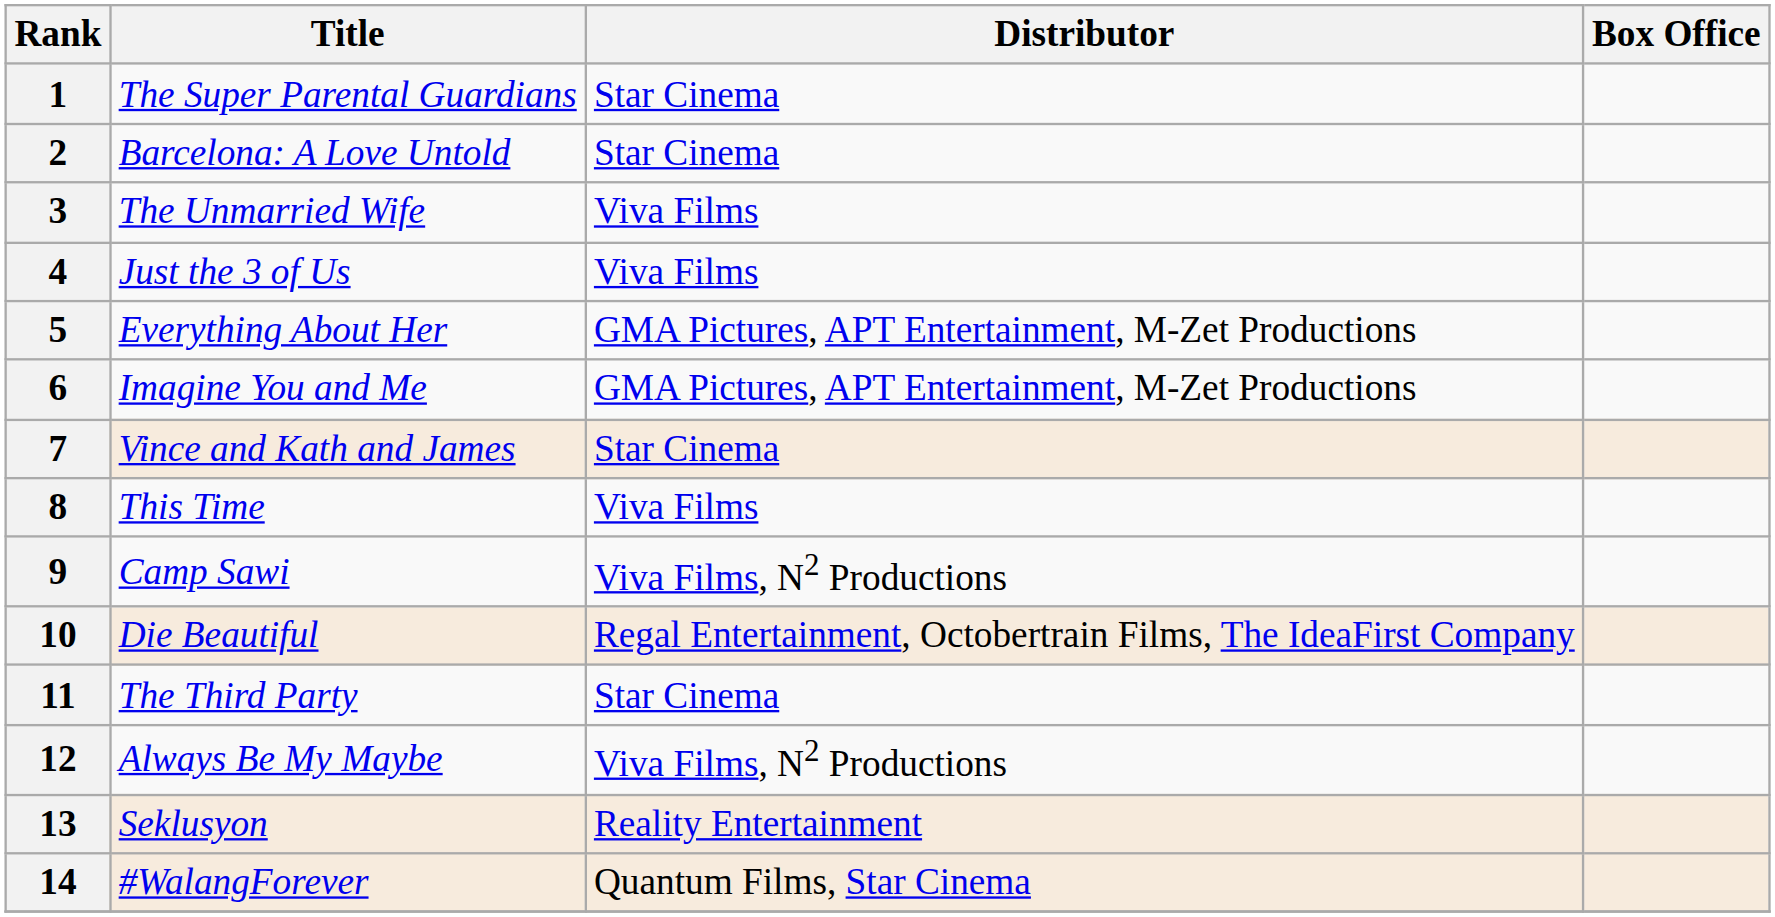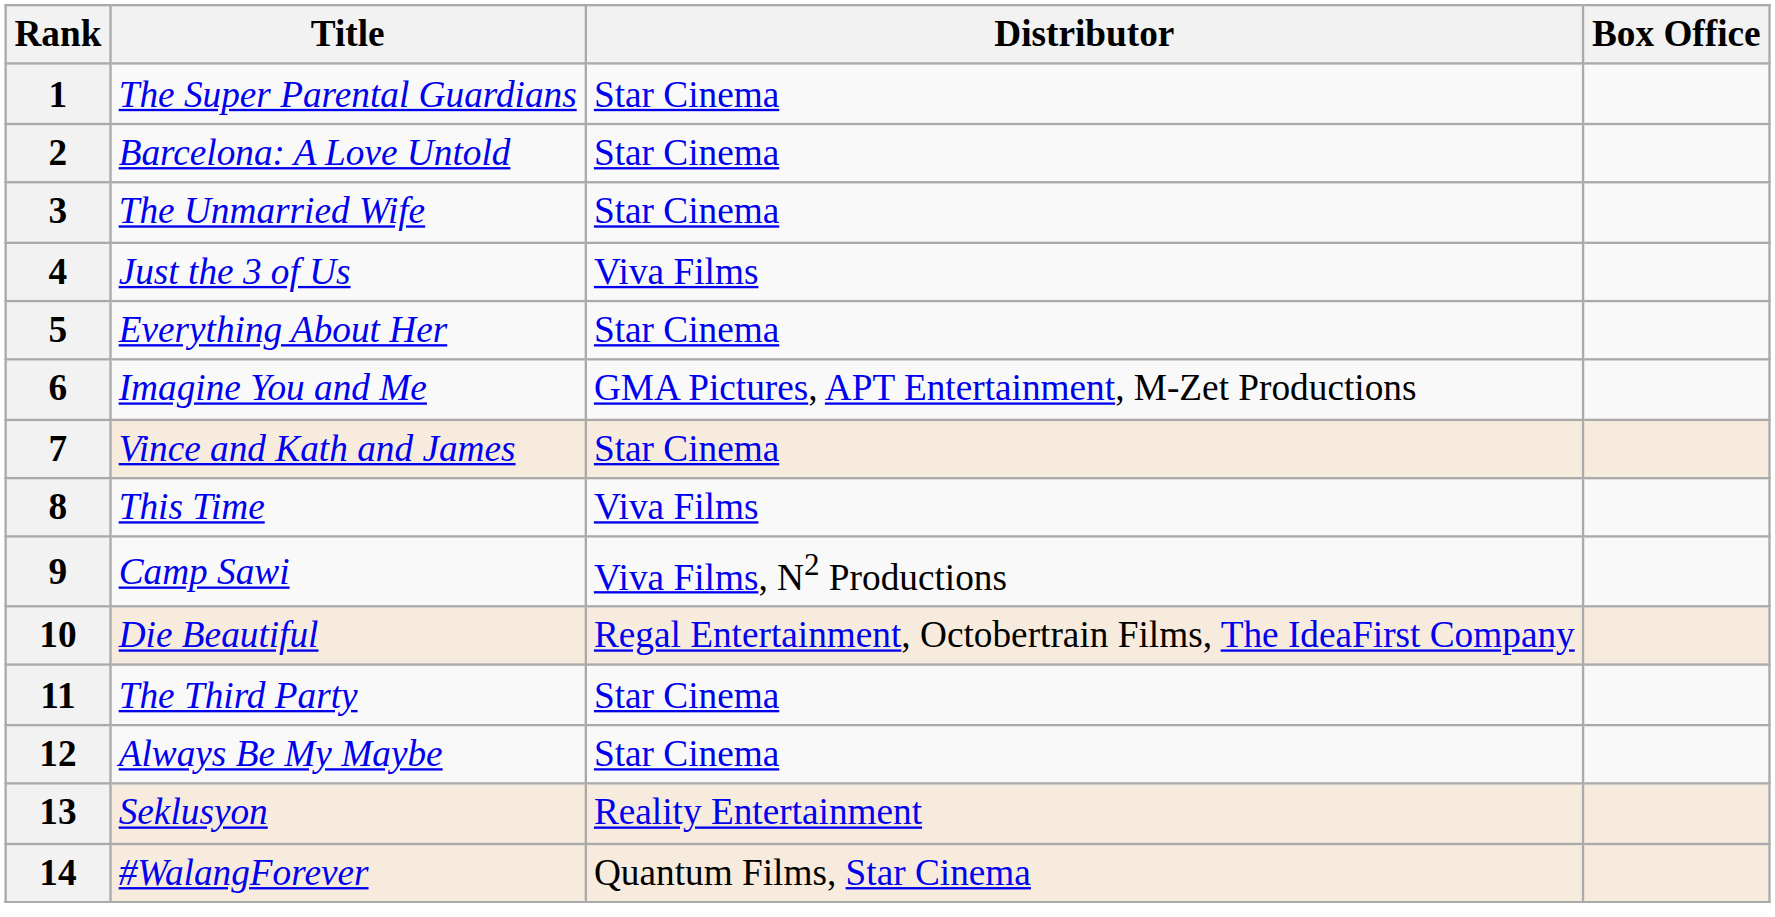(676, 211) Viva Films -> (687, 211) Star Cinema
(1005, 329) GMA Pictures, APT Entertainment, M-Zet Productions -> (687, 329) Star Cinema
(800, 758) Viva Films, N2 Productions -> (687, 753) Star Cinema
